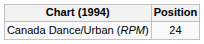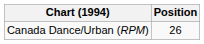(176, 30) 24 -> (176, 30) 26
